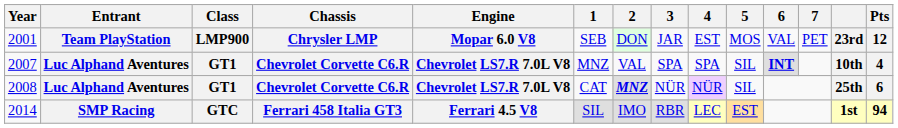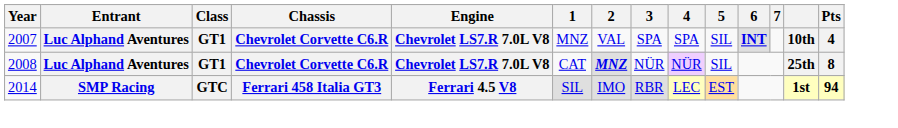- row: (22, 39)
(880, 87) 6 -> (831, 63) 8
